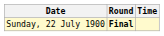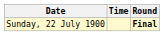columns swapped: (147, 11) <-> (121, 11)
